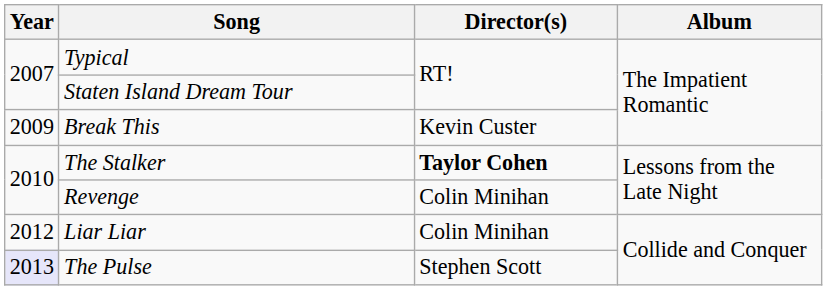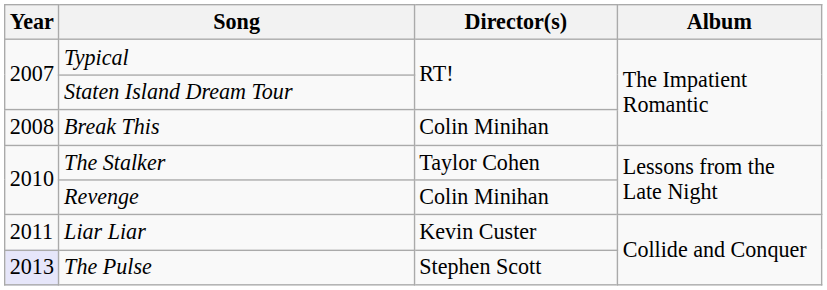(32, 127) 2009 -> (32, 127) 2008
(478, 127) Kevin Custer -> (484, 127) Colin Minihan
(483, 162) bold -> (480, 162) normal
(32, 232) 2012 -> (31, 232) 2011
(484, 232) Colin Minihan -> (478, 232) Kevin Custer
